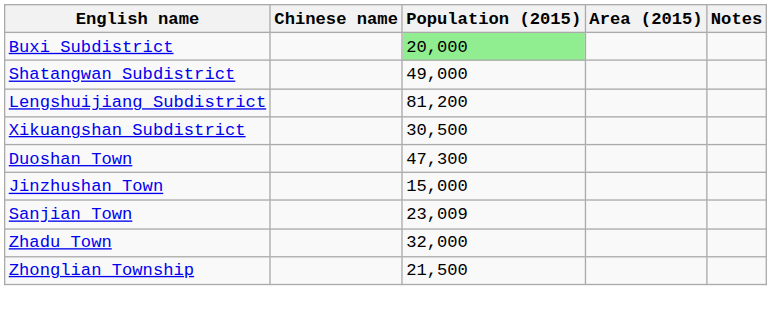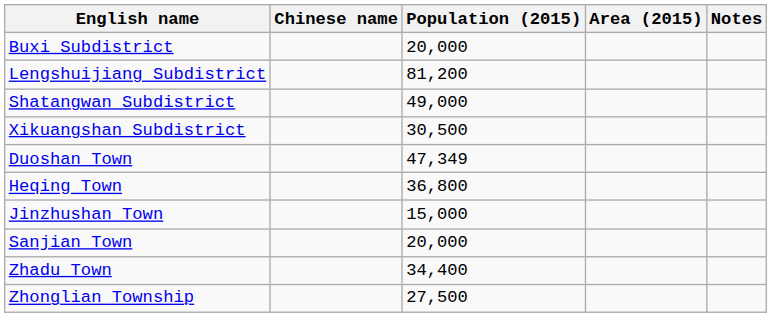(437, 47) lightgreen background -> (437, 47) no background
rows swapped: (137, 103) <-> (122, 75)
(437, 158) 47,300 -> (437, 158) 47,349
+ row: (65, 186)
(437, 214) 23,009 -> (437, 242) 20,000
(437, 242) 32,000 -> (437, 270) 34,400
(437, 270) 21,500 -> (437, 298) 27,500
